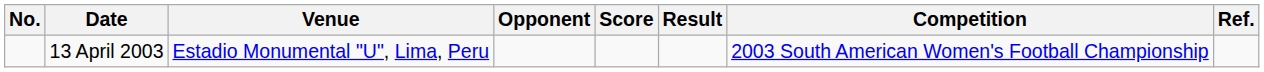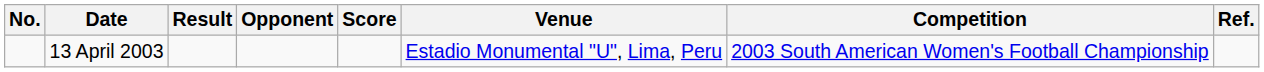columns swapped: (331, 19) <-> (692, 19)
